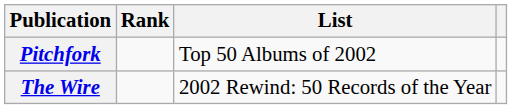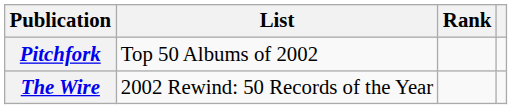columns swapped: (335, 20) <-> (145, 20)
